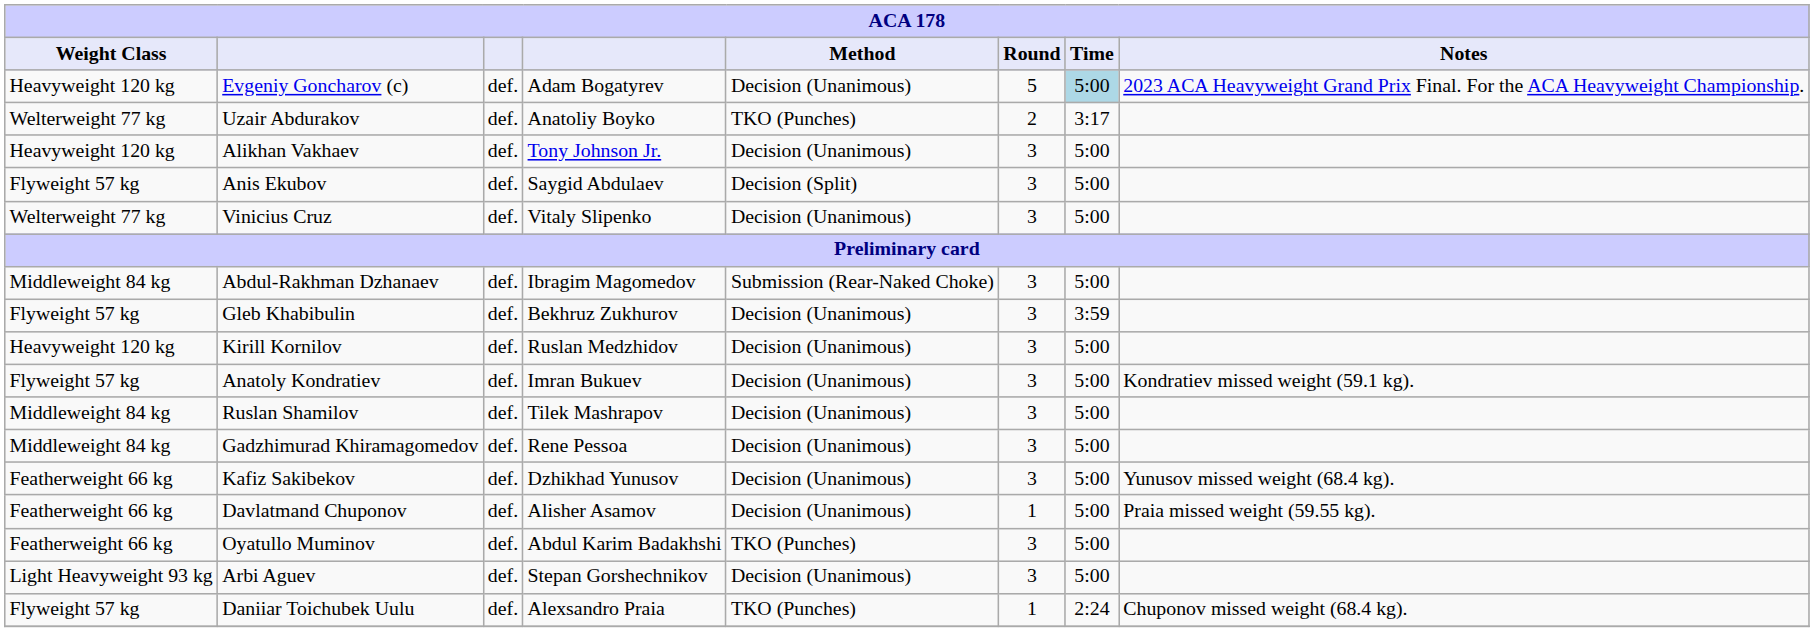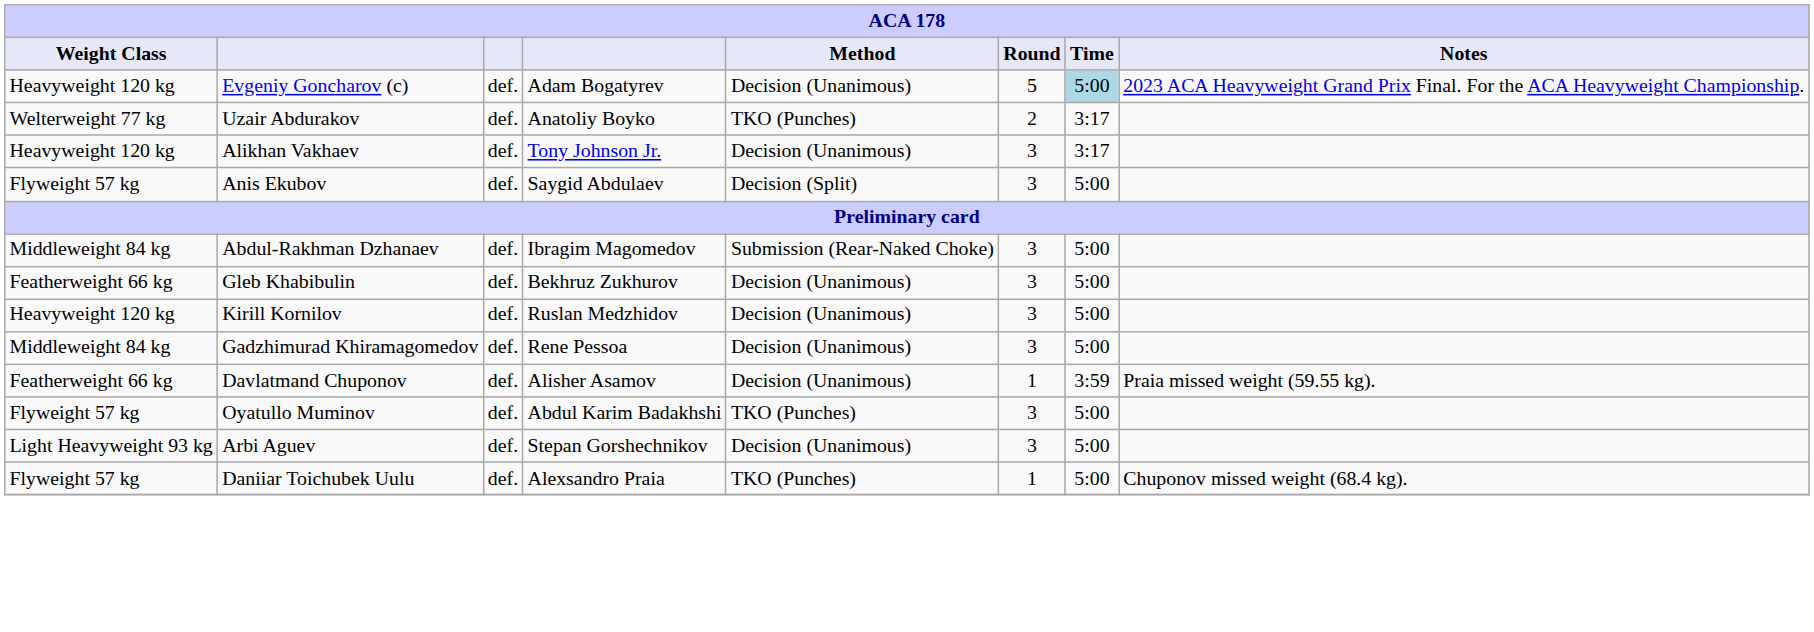(1092, 151) 5:00 -> (1092, 151) 3:17
- row: (277, 216)
(75, 314) Flyweight 57 kg -> (91, 282) Featherweight 66 kg
(1092, 314) 3:59 -> (1092, 282) 5:00
- row: (301, 380)
- row: (290, 412)
- row: (289, 478)
(1092, 511) 5:00 -> (1092, 380) 3:59
(91, 543) Featherweight 66 kg -> (75, 412) Flyweight 57 kg
(1092, 609) 2:24 -> (1092, 478) 5:00
